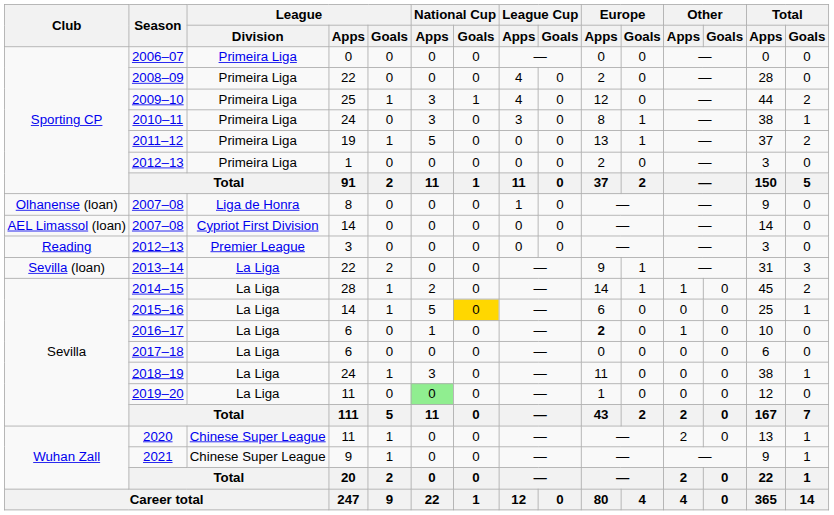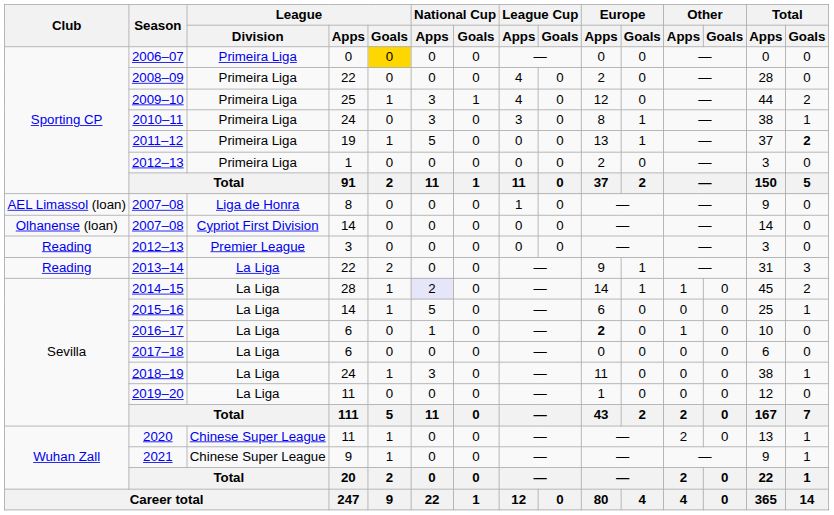(390, 57) no background -> (390, 57) gold background
(807, 141) normal -> (807, 141) bold
(67, 204) Olhanense (loan) -> (67, 204) AEL Limassol (loan)
(67, 225) AEL Limassol (loan) -> (67, 225) Olhanense (loan)
(67, 267) Sevilla (loan) -> (67, 267) Reading
(432, 288) no background -> (432, 288) lavender background
(476, 309) gold background -> (476, 309) no background
(432, 394) lightgreen background -> (432, 394) no background
